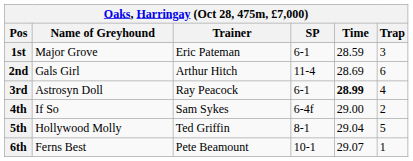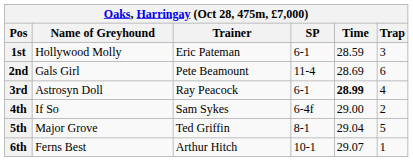(66, 52) Major Grove -> (78, 52) Hollywood Molly
(207, 71) Arthur Hitch -> (212, 71) Pete Beamount
(78, 128) Hollywood Molly -> (66, 128) Major Grove
(212, 147) Pete Beamount -> (207, 147) Arthur Hitch
